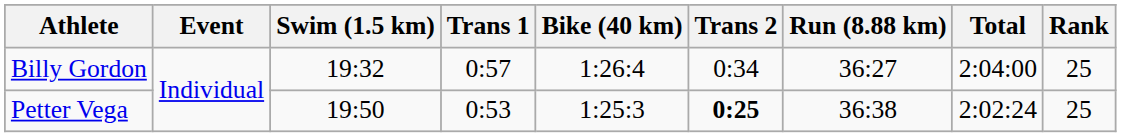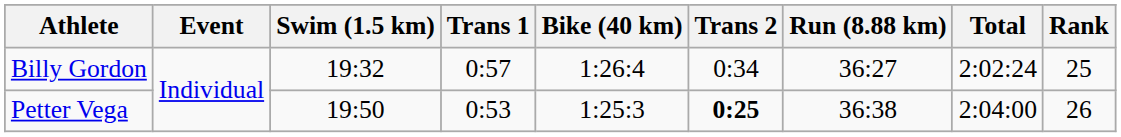(998, 68) 2:04:00 -> (998, 68) 2:02:24
(998, 110) 2:02:24 -> (998, 110) 2:04:00
(1079, 110) 25 -> (1079, 110) 26
